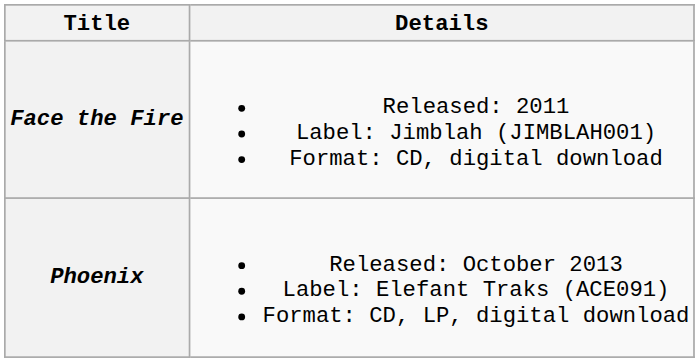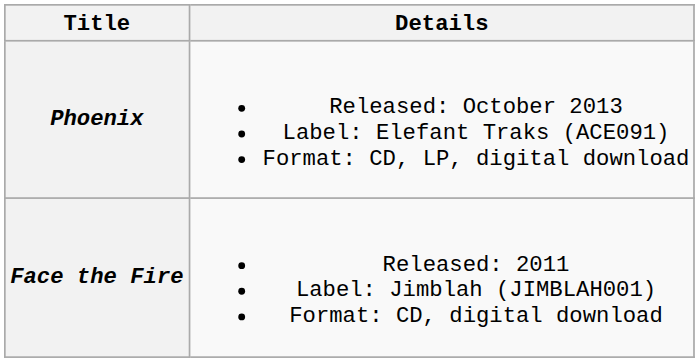rows swapped: (97, 120) <-> (97, 278)
